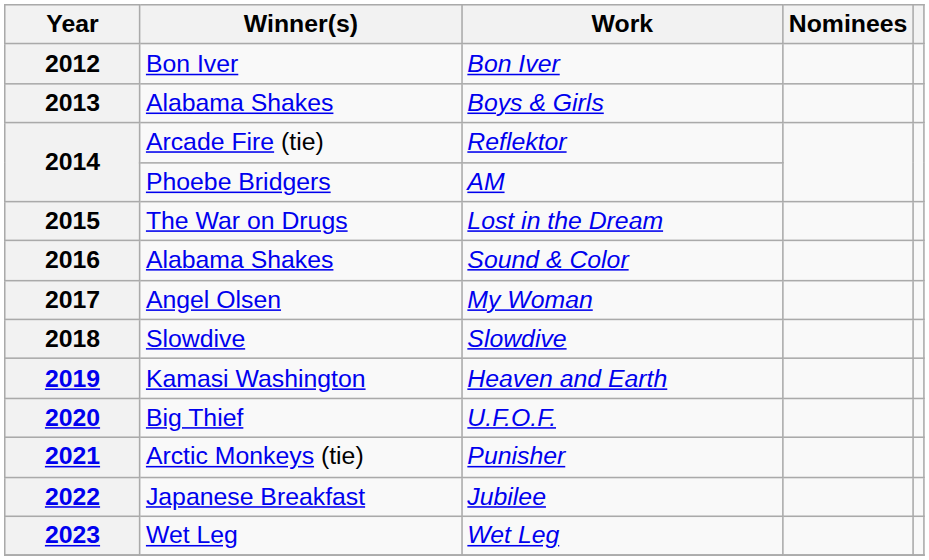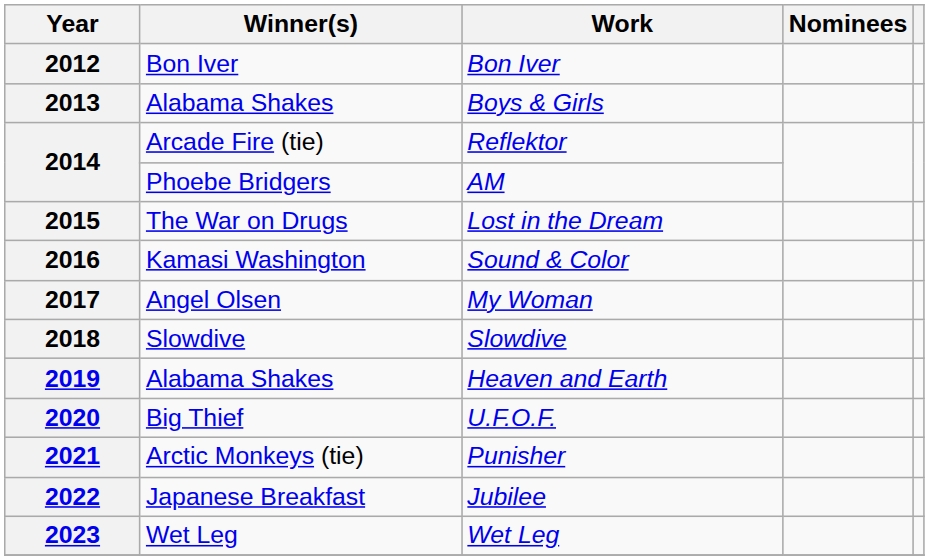(240, 260) Alabama Shakes -> (256, 260) Kamasi Washington
(256, 378) Kamasi Washington -> (240, 378) Alabama Shakes
